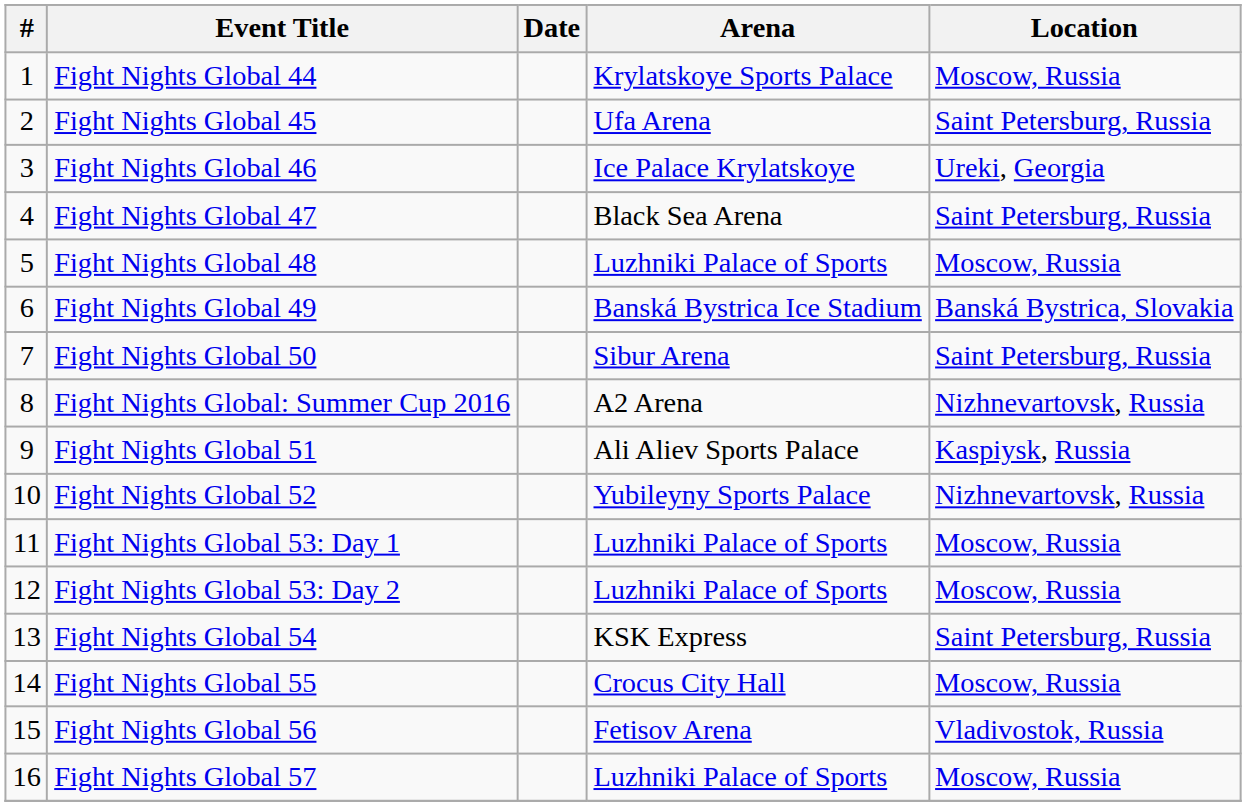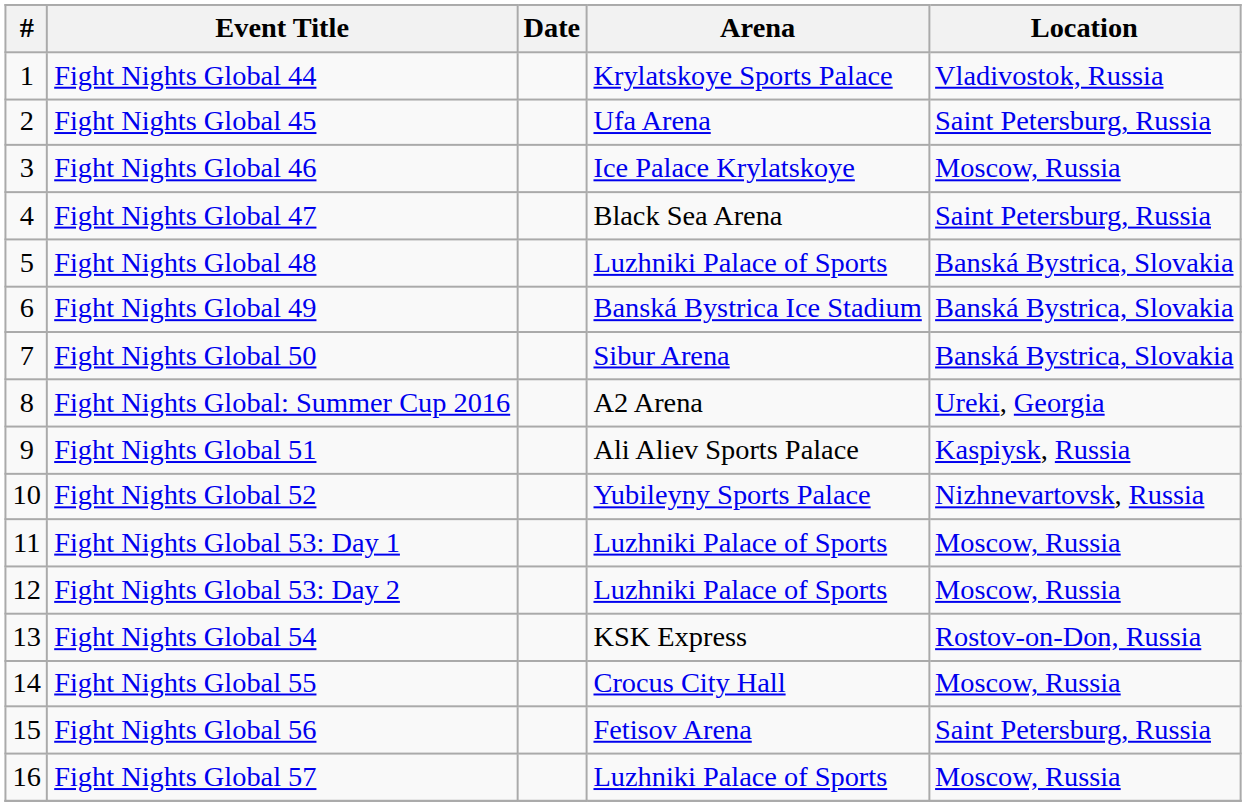(1028, 75) Moscow, Russia -> (1049, 75) Vladivostok, Russia
(1020, 168) Ureki, Georgia -> (1028, 168) Moscow, Russia
(1028, 262) Moscow, Russia -> (1084, 262) Banská Bystrica, Slovakia
(1073, 355) Saint Petersburg, Russia -> (1084, 355) Banská Bystrica, Slovakia
(1070, 402) Nizhnevartovsk, Russia -> (1020, 402) Ureki, Georgia
(1073, 636) Saint Petersburg, Russia -> (1068, 636) Rostov-on-Don, Russia
(1049, 730) Vladivostok, Russia -> (1073, 730) Saint Petersburg, Russia
